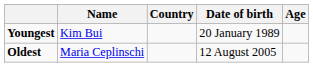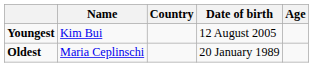(239, 33) 20 January 1989 -> (238, 33) 12 August 2005
(238, 52) 12 August 2005 -> (239, 52) 20 January 1989
